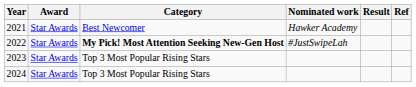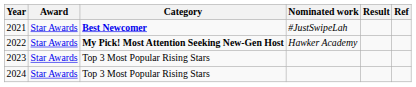(113, 27) normal -> (115, 27) bold
(323, 27) Hawker Academy -> (318, 27) #JustSwipeLah
(318, 43) #JustSwipeLah -> (323, 43) Hawker Academy
